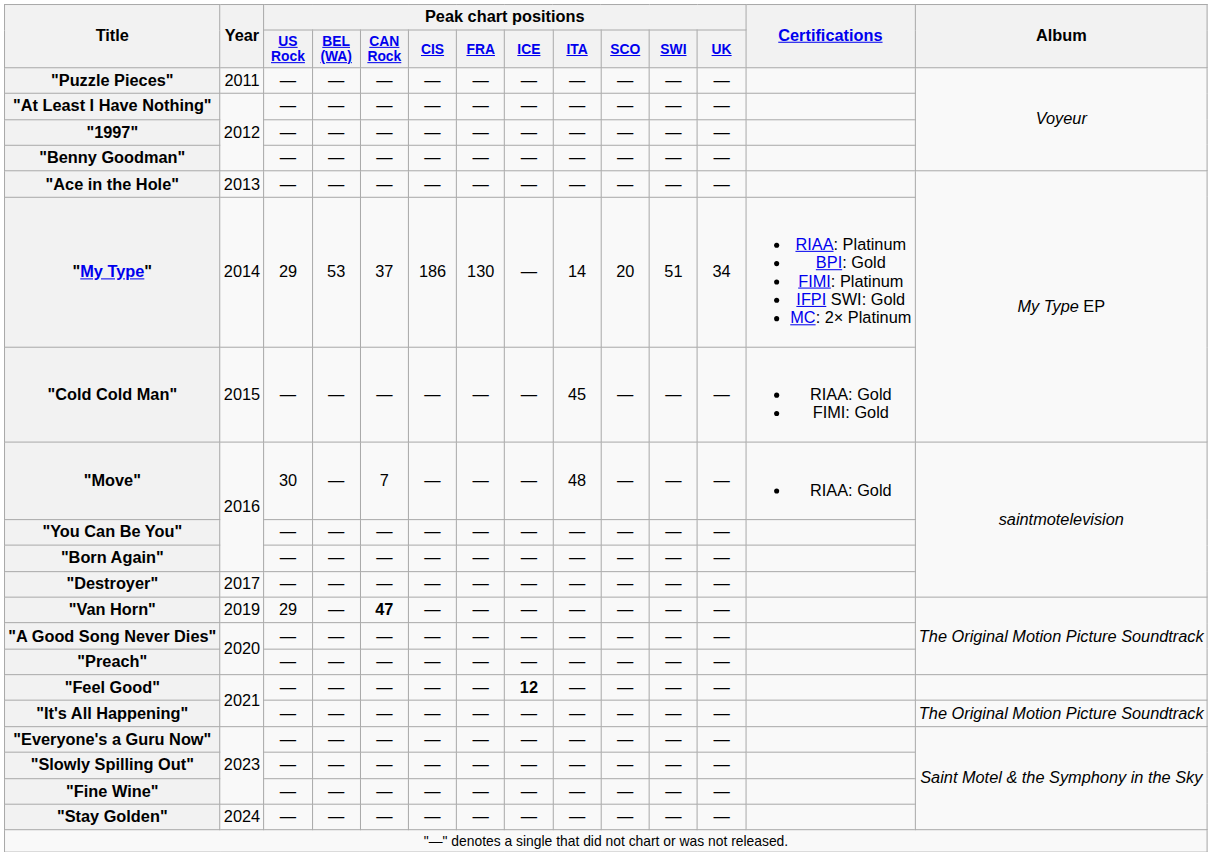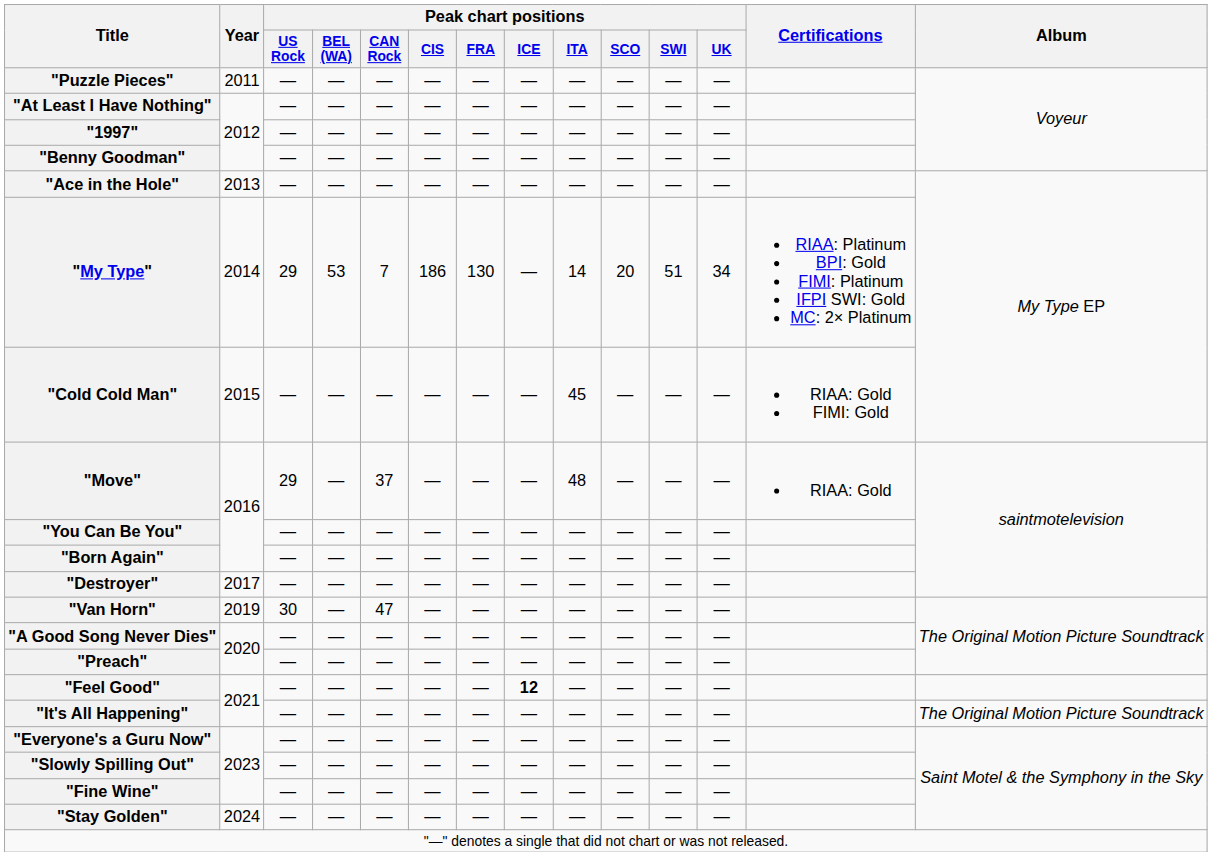(384, 272) 37 -> (384, 272) 7
(288, 480) 30 -> (288, 480) 29
(384, 480) 7 -> (384, 480) 37
(288, 609) 29 -> (288, 609) 30
(384, 609) bold -> (384, 609) normal
